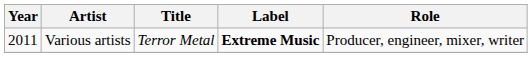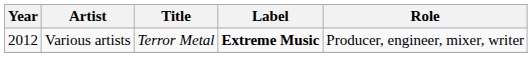(23, 40) 2011 -> (23, 40) 2012
